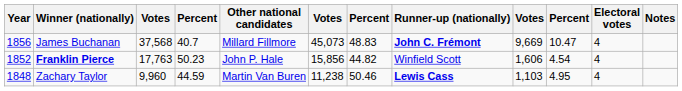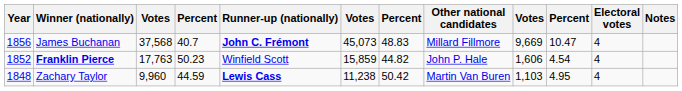columns swapped: (452, 19) <-> (264, 19)
(328, 59) 15,856 -> (360, 59) 15,859
(363, 77) 50.46 -> (395, 77) 50.42
